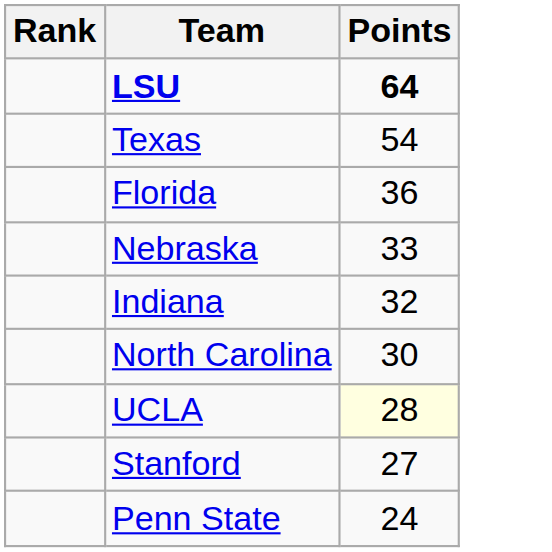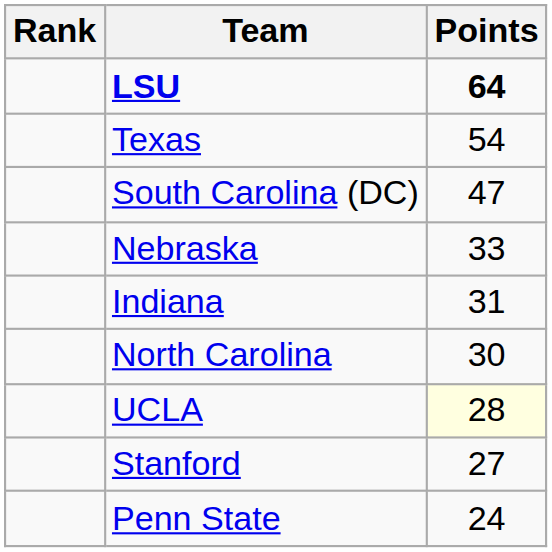+ row: (265, 193)
- row: (164, 193)
(399, 301) 32 -> (487, 301) 31
